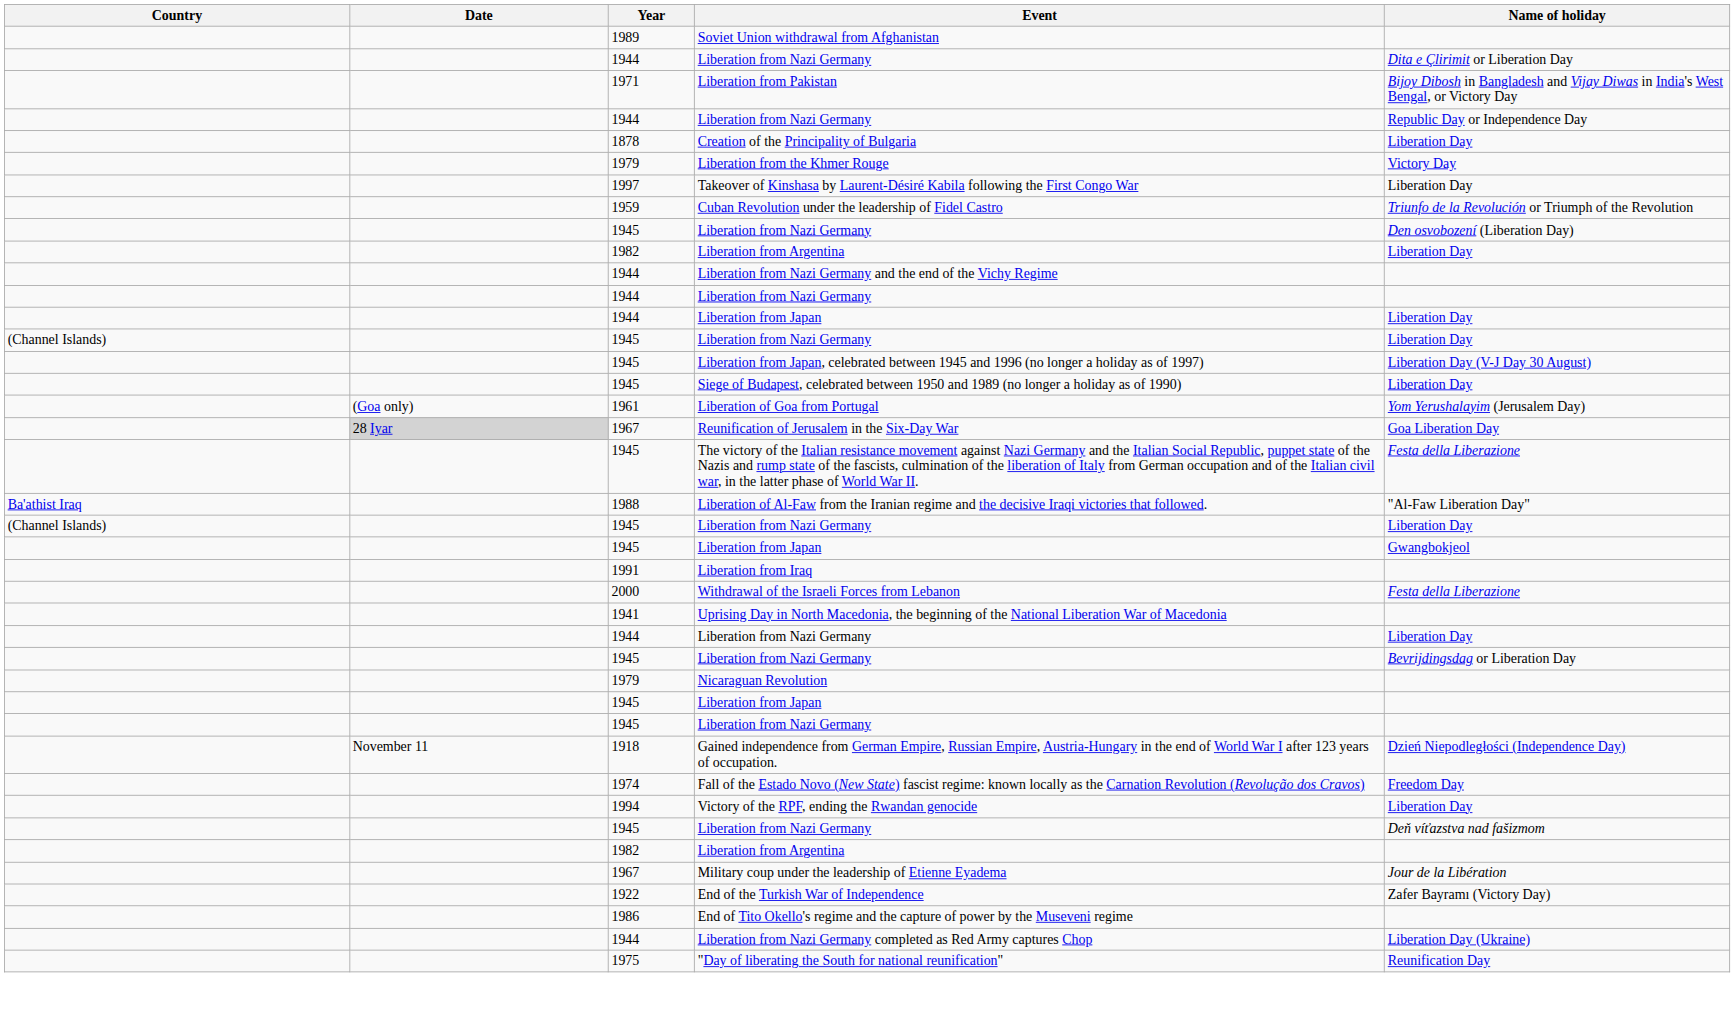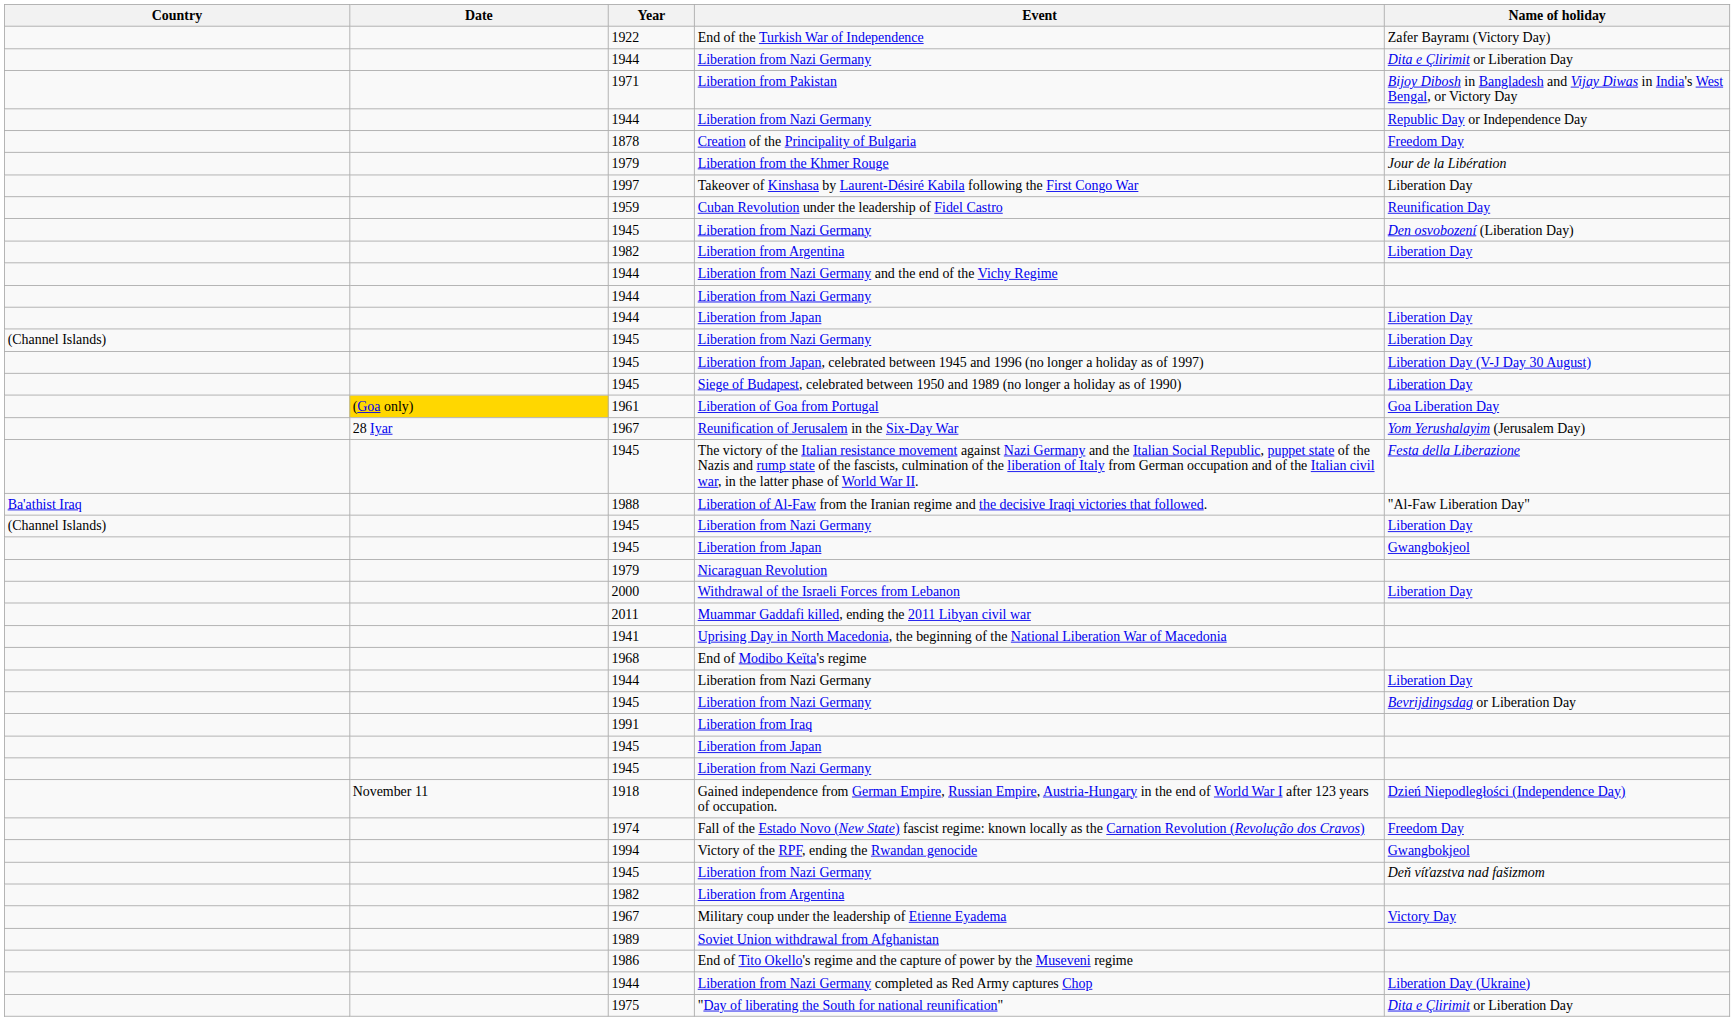rows swapped: (625, 37) <-> (625, 894)
(1430, 141) Liberation Day -> (1426, 141) Freedom Day
(1422, 163) Victory Day -> (1447, 163) Jour de la Libération
(1541, 207) Triunfo de la Revolución or Triumph of the Revolution -> (1439, 207) Reunification Day
(383, 406) no background -> (383, 406) gold background
(1486, 406) Yom Yerushalayim (Jerusalem Day) -> (1443, 406) Goa Liberation Day
(373, 428) lightgrey background -> (373, 428) no background
(1443, 428) Goa Liberation Day -> (1486, 428) Yom Yerushalayim (Jerusalem Day)
rows swapped: (625, 570) <-> (625, 680)
(1454, 592) Festa della Liberazione -> (1430, 592) Liberation Day
+ row: (625, 614)
+ row: (625, 658)
(1430, 806) Liberation Day -> (1429, 850) Gwangbokjeol
(1447, 872) Jour de la Libération -> (1422, 917) Victory Day
(1439, 961) Reunification Day -> (1480, 1005) Dita e Çlirimit or Liberation Day
